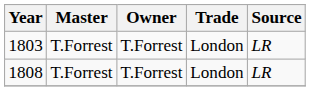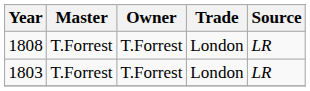rows swapped: (26, 45) <-> (26, 72)
